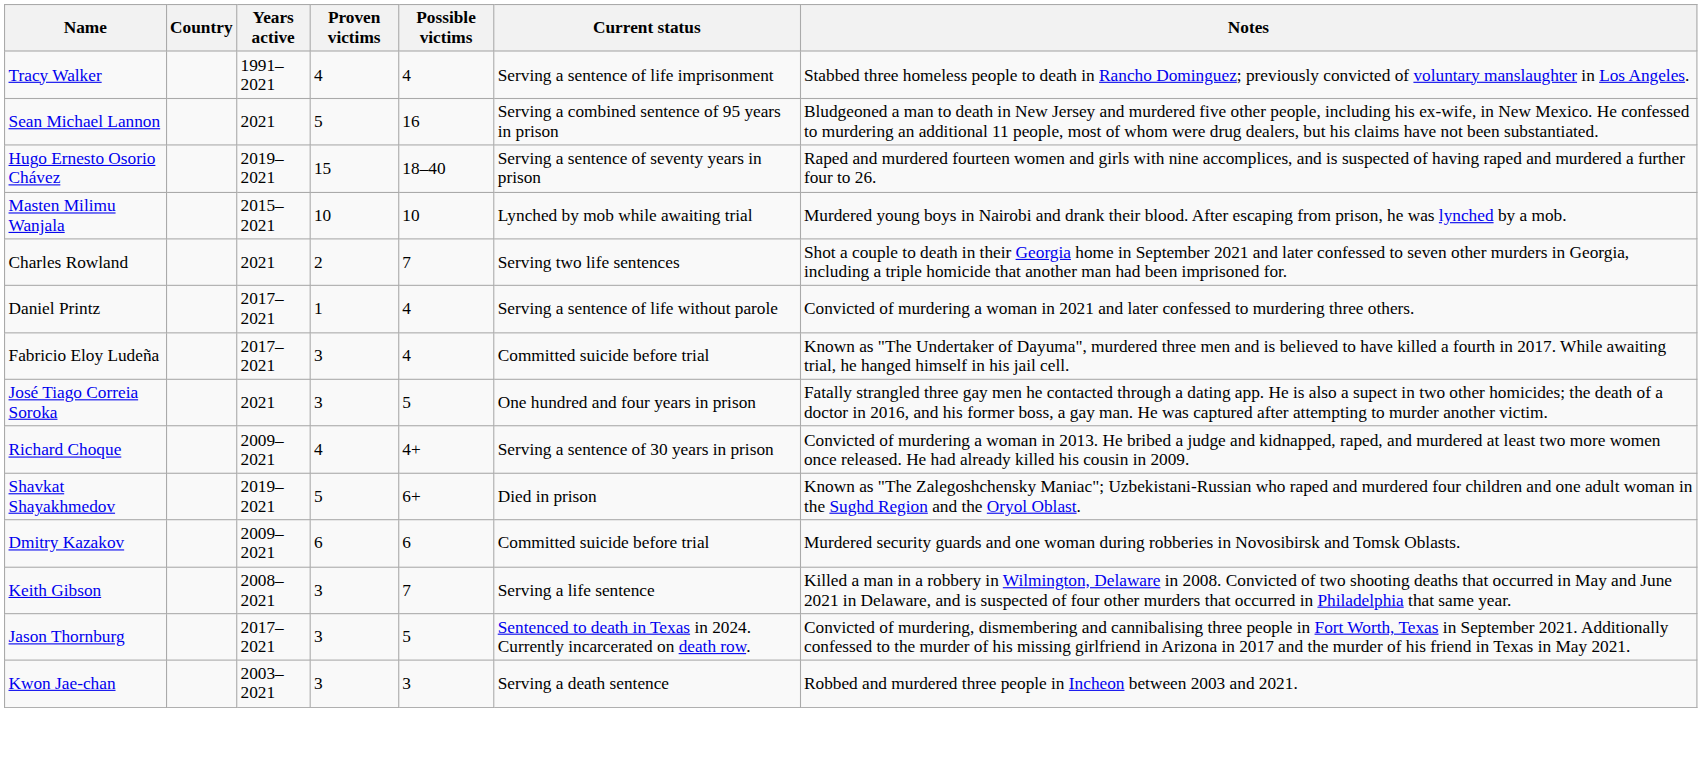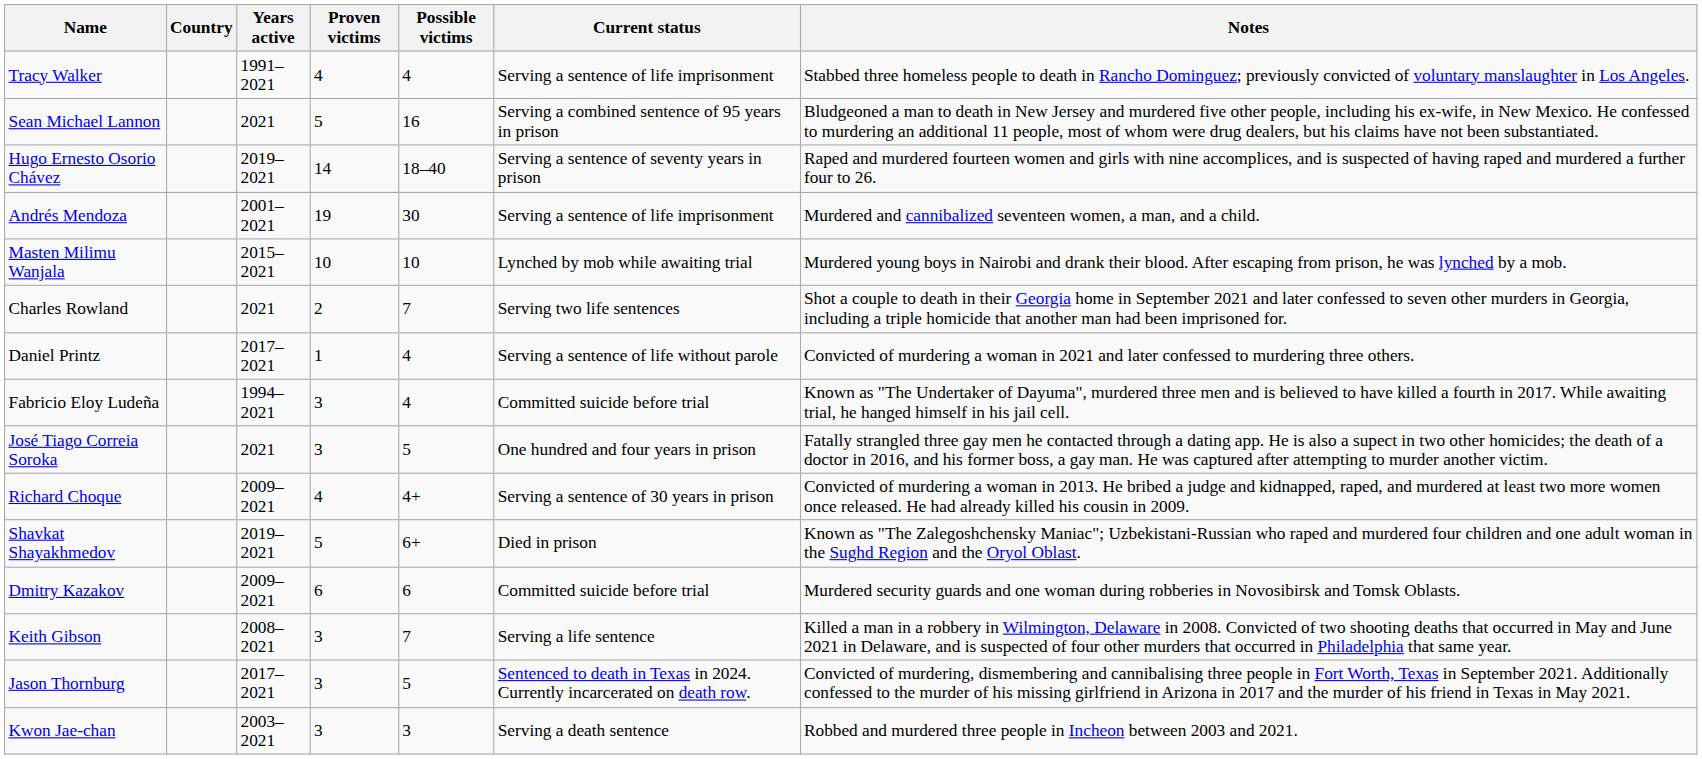(323, 168) 15 -> (323, 168) 14
+ row: (68, 215)
(262, 355) 2017–2021 -> (262, 402) 1994–2021
